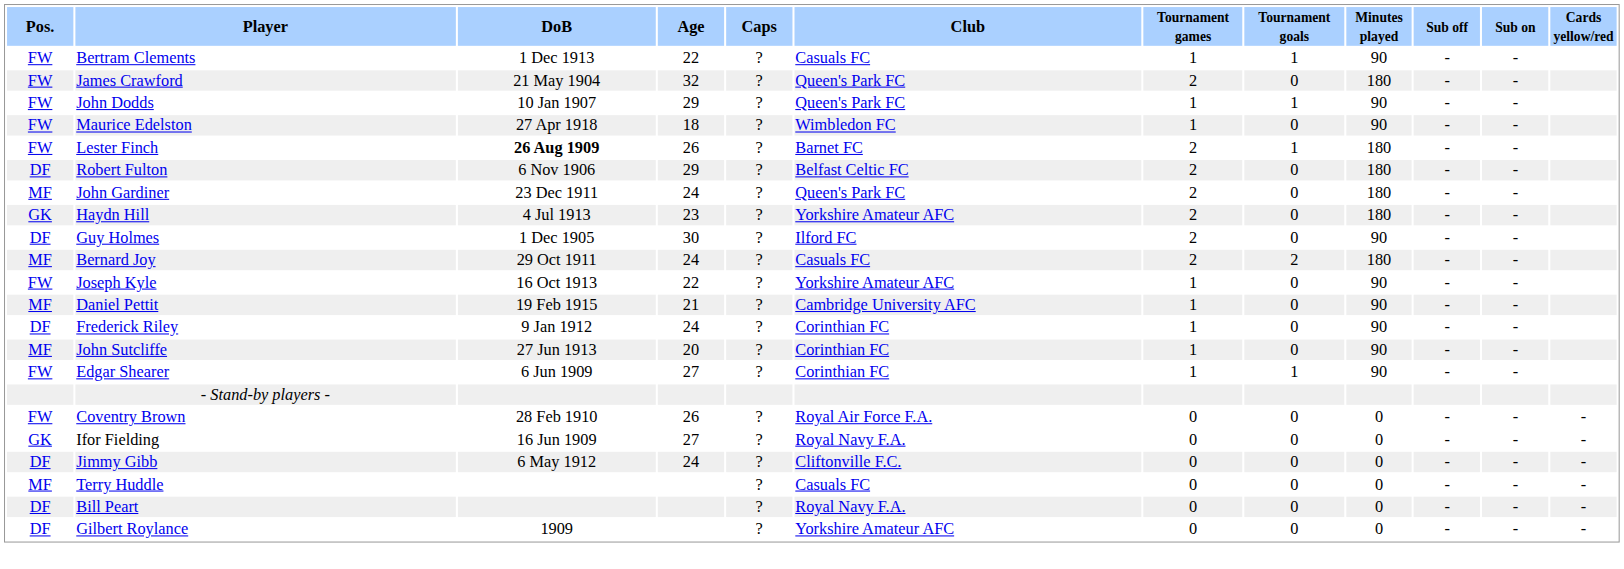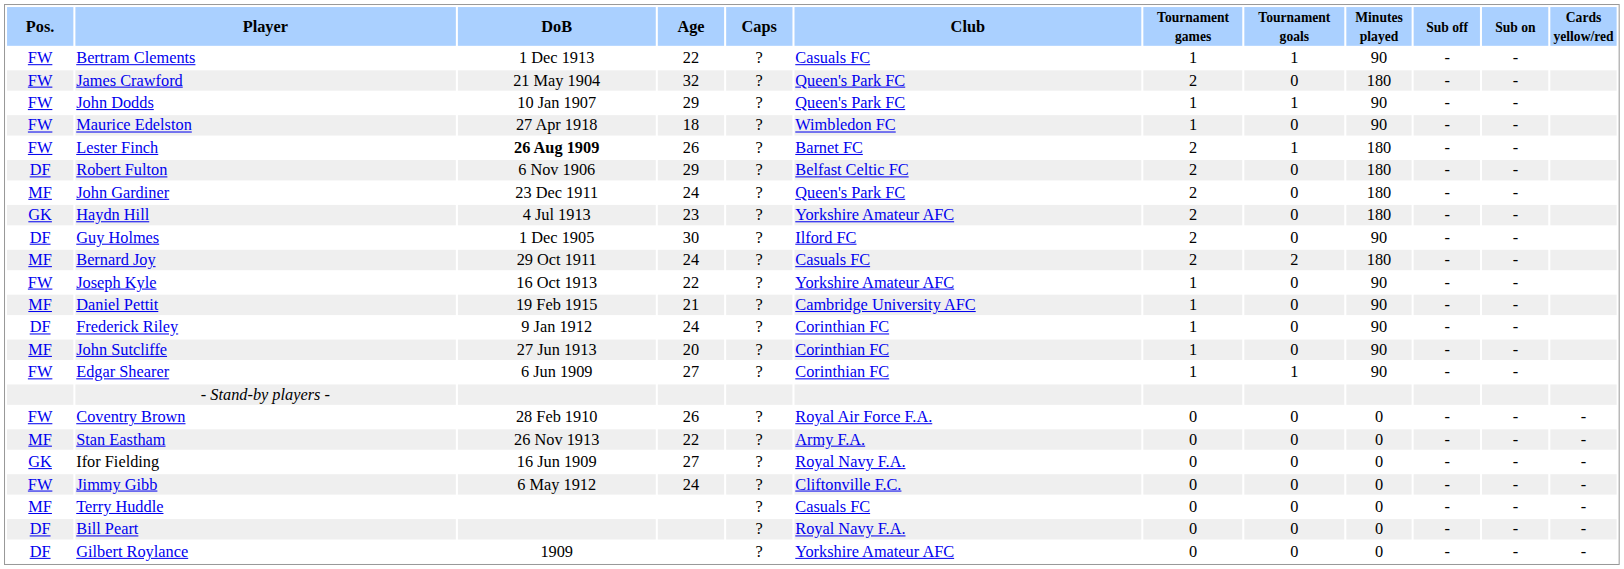+ row: (121, 439)
(40, 461) DF -> (40, 484) FW
